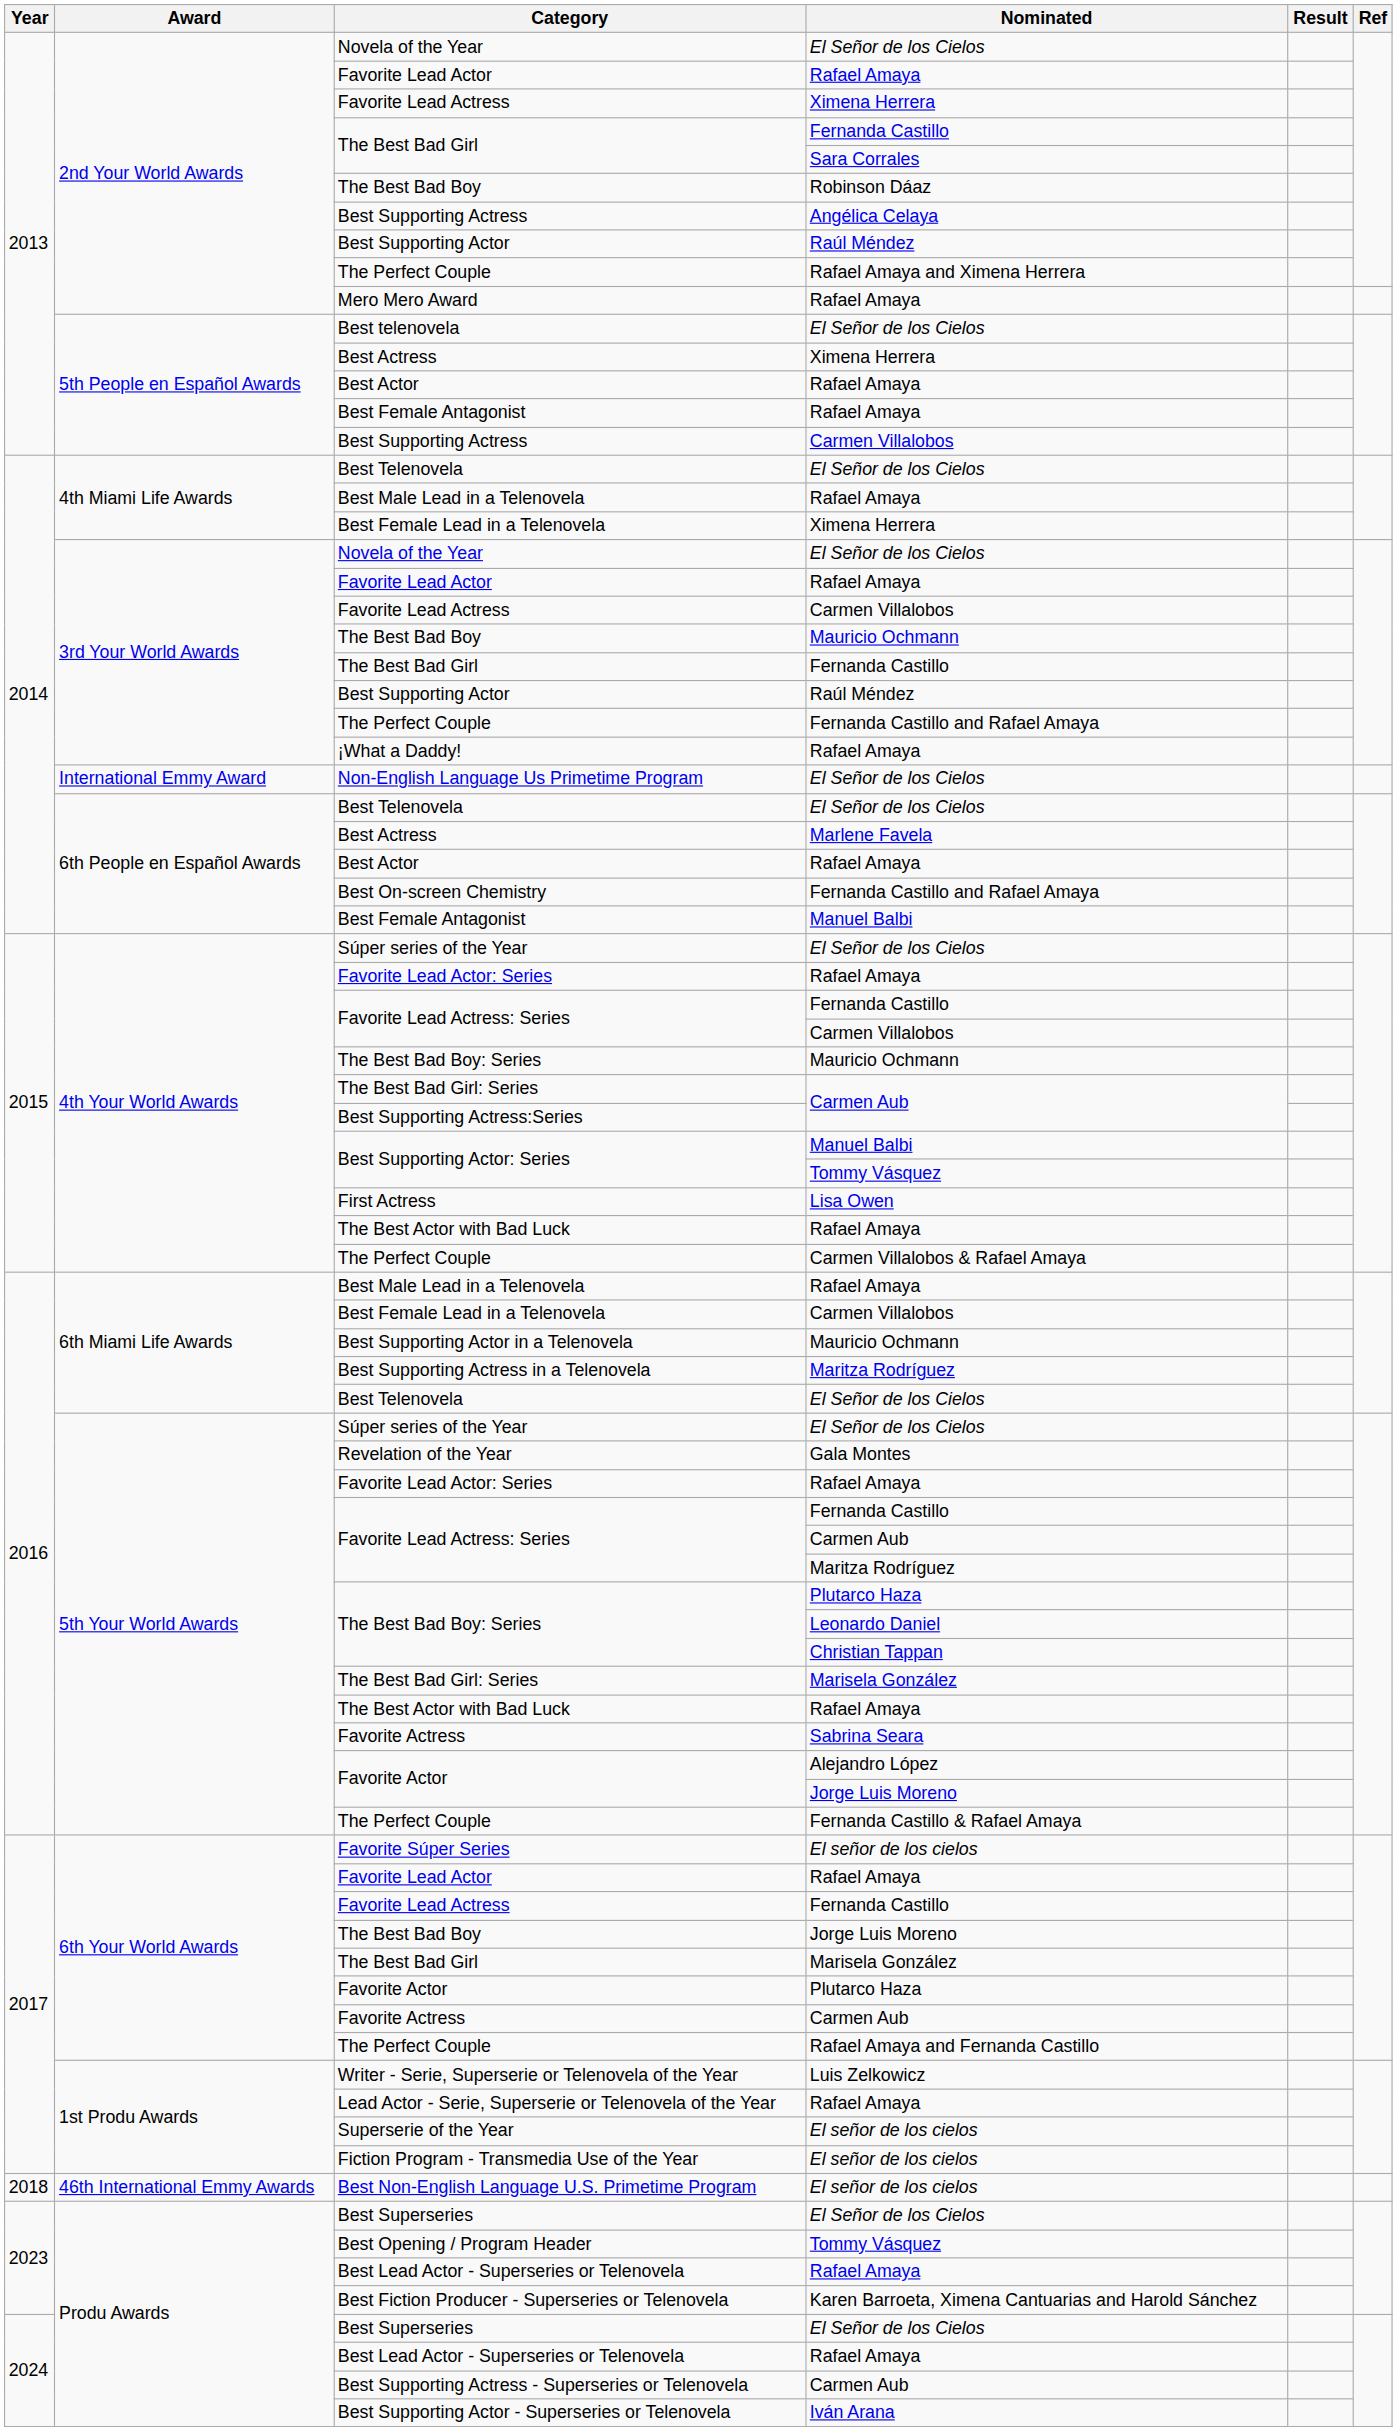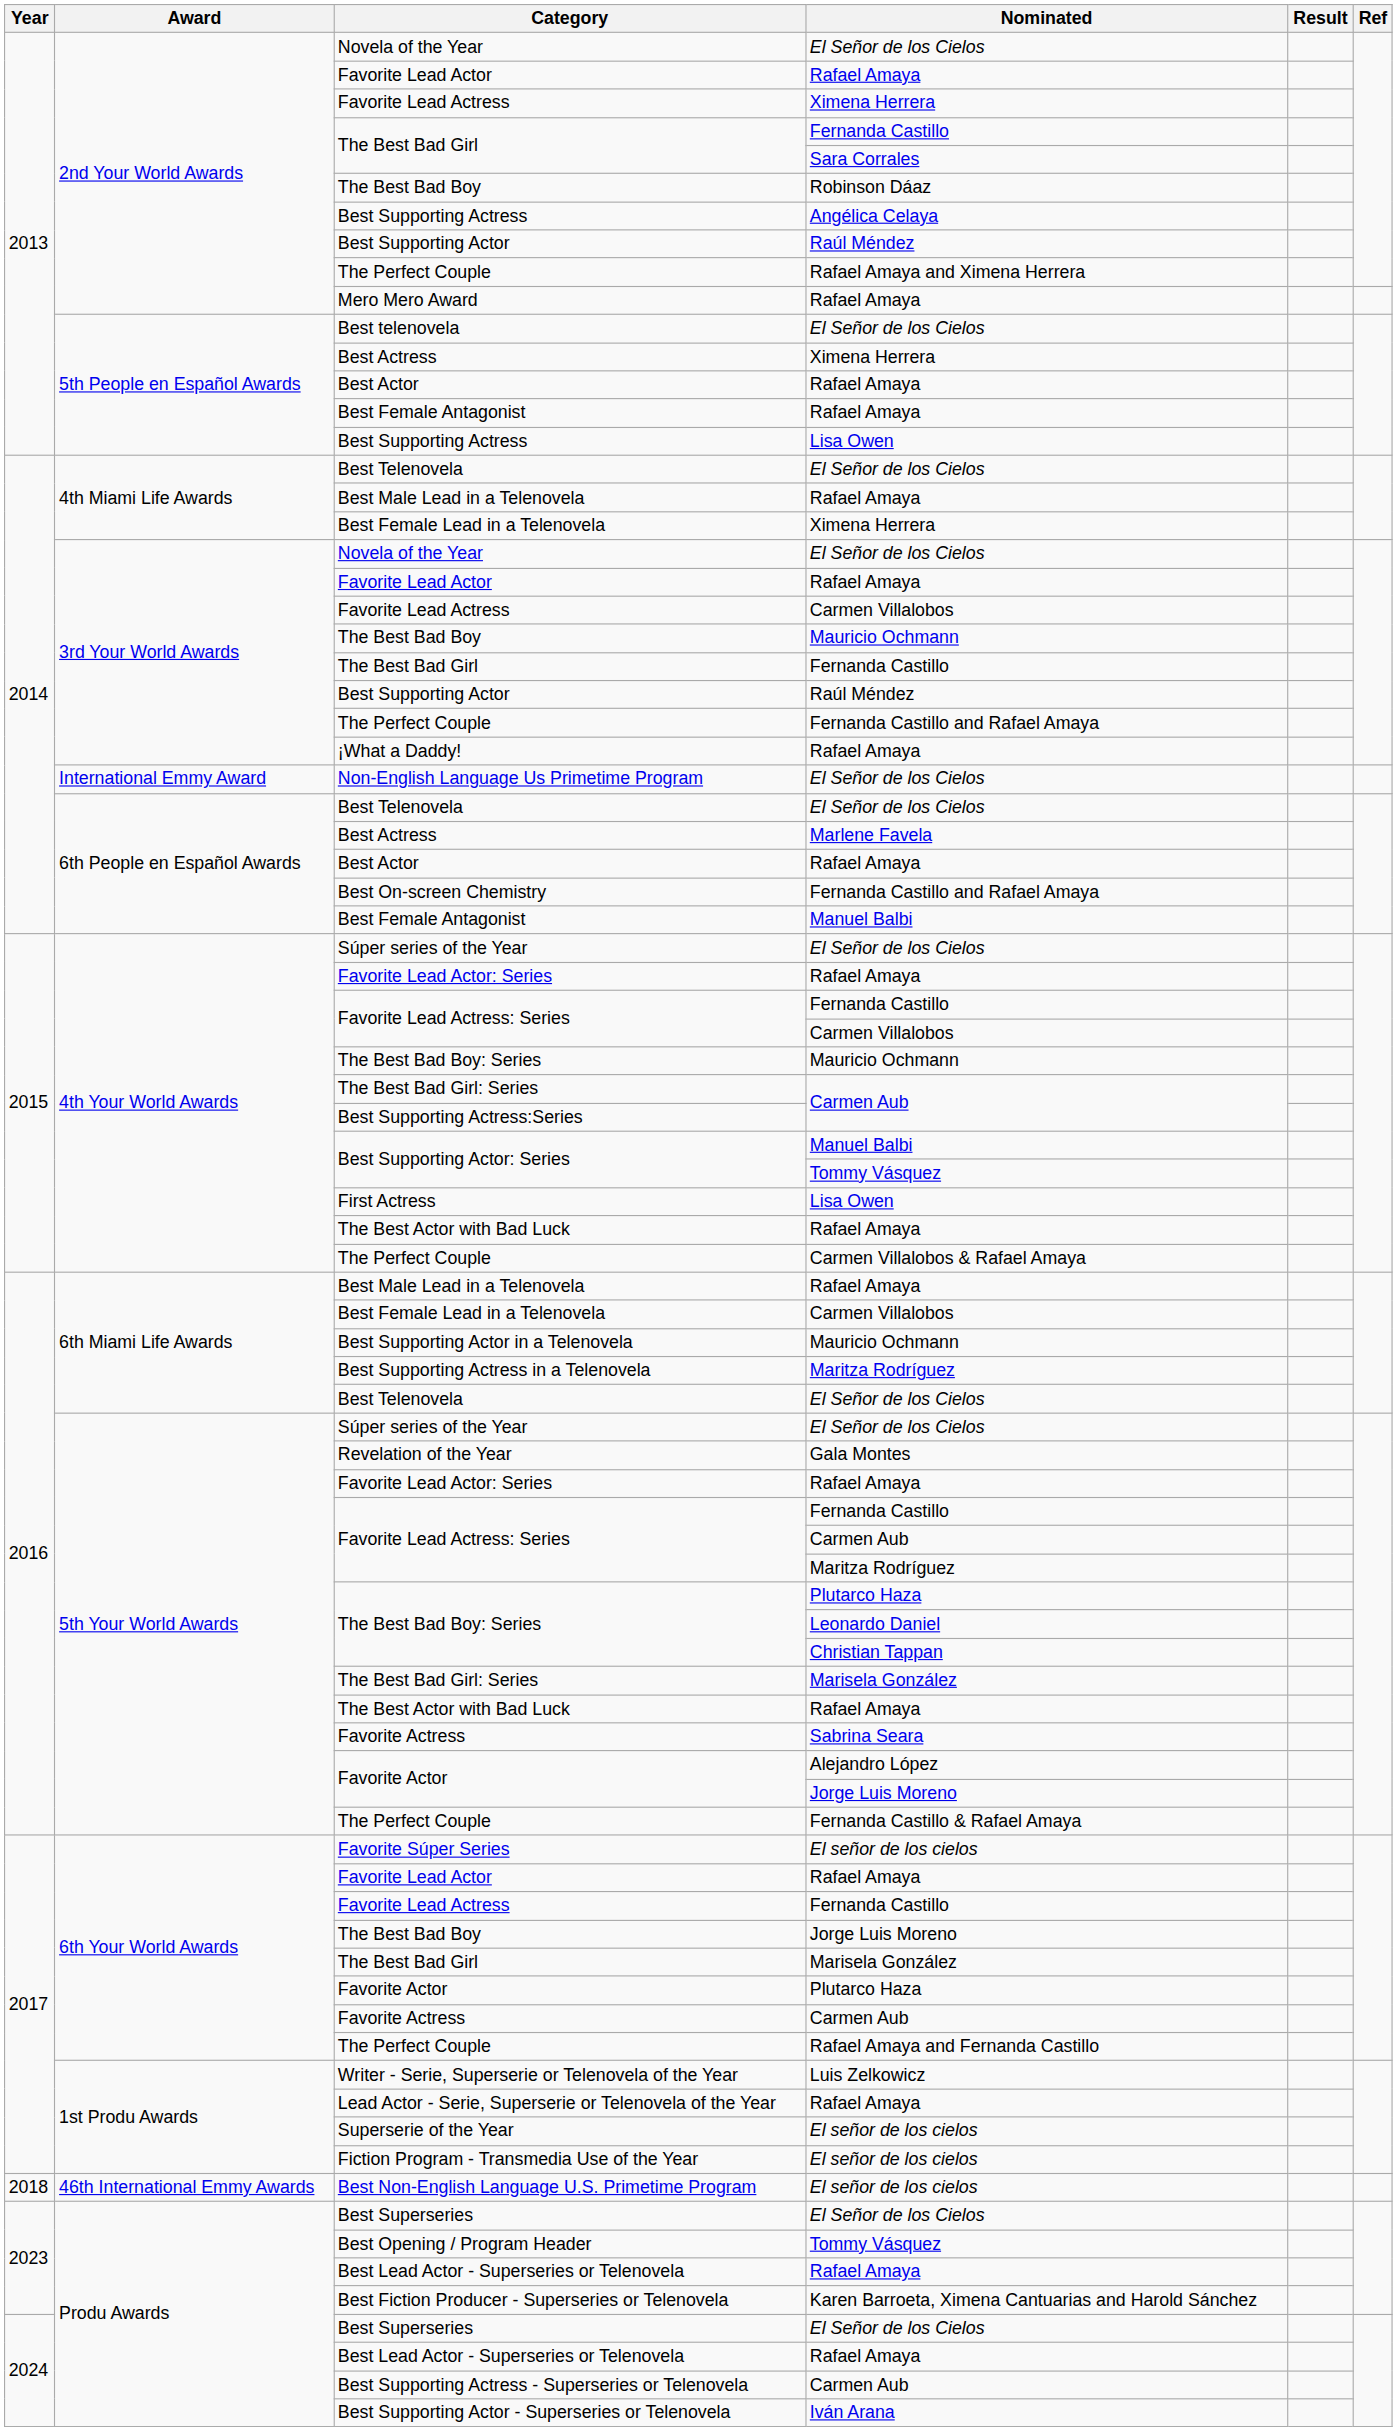(882, 441) Carmen Villalobos -> (852, 441) Lisa Owen
